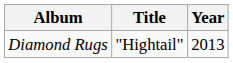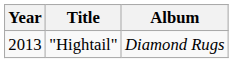columns swapped: (208, 17) <-> (58, 17)
